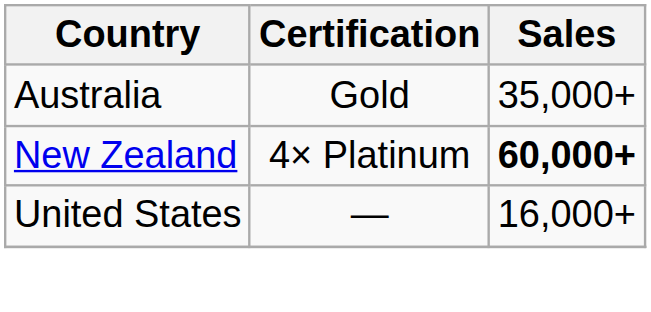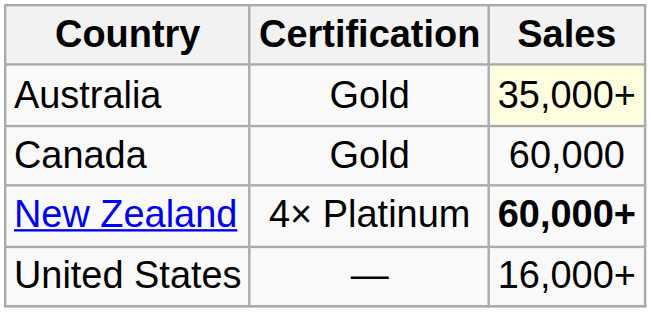(567, 94) no background -> (567, 94) lightyellow background
+ row: (80, 154)
